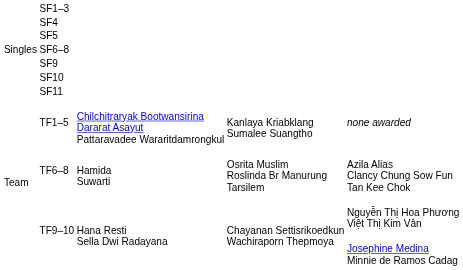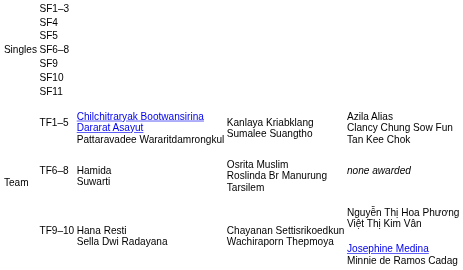(379, 122) none awarded -> (400, 128) Azila Alias Clancy Chung Sow Fun Tan Kee Chok
(400, 176) Azila Alias Clancy Chung Sow Fun Tan Kee Chok -> (379, 170) none awarded
